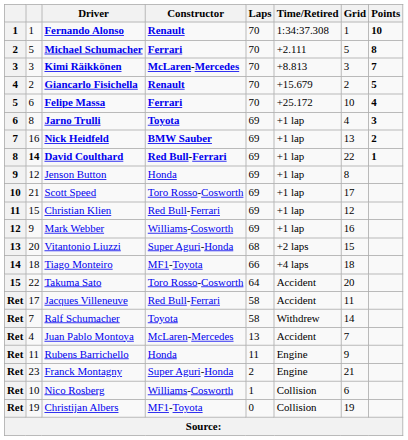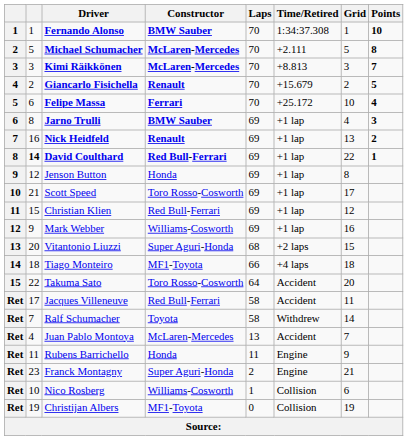(166, 31) Renault -> (180, 31) BMW Sauber
(165, 48) Ferrari -> (193, 48) McLaren-Mercedes
(164, 120) Toyota -> (180, 120) BMW Sauber
(180, 138) BMW Sauber -> (166, 138) Renault
